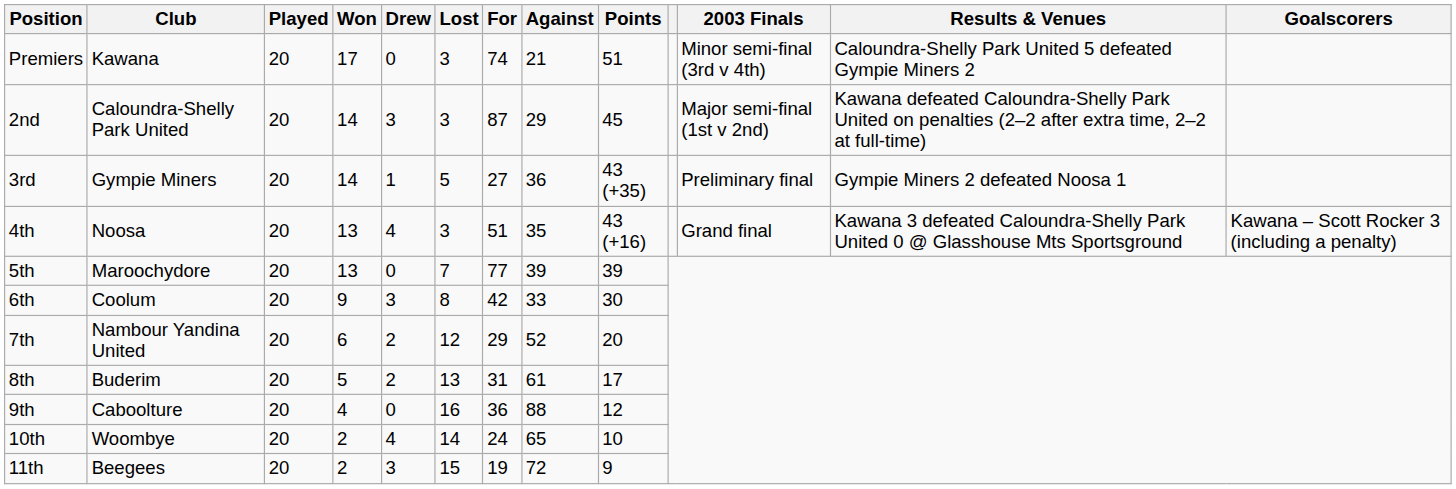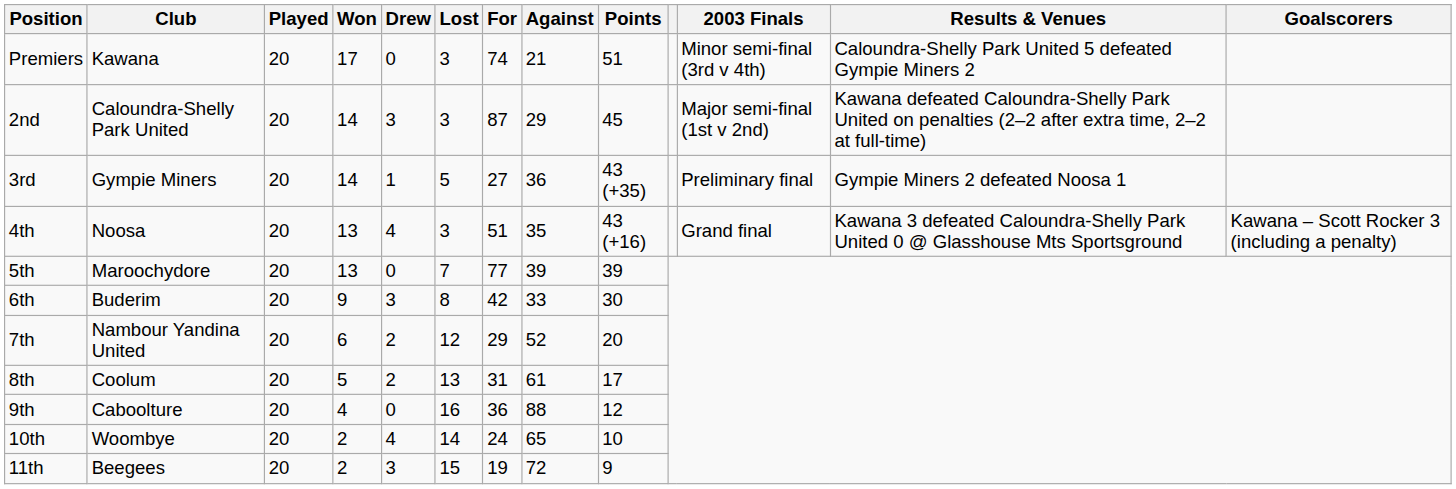(124, 300) Coolum -> (126, 300) Buderim
(126, 379) Buderim -> (124, 379) Coolum
